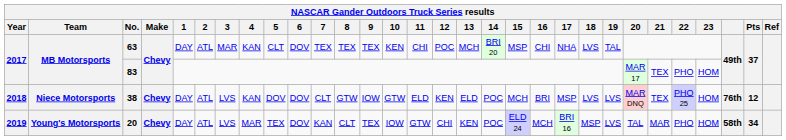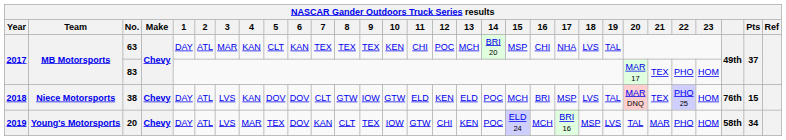(300, 47) DOV -> (300, 47) KAN
(613, 97) LVS -> (613, 97) TAL
(753, 97) 12 -> (753, 97) 15
